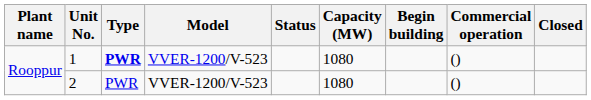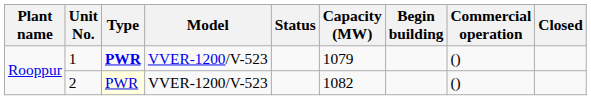(338, 58) 1080 -> (338, 58) 1079
(122, 82) no background -> (122, 82) lightyellow background
(338, 82) 1080 -> (338, 82) 1082
